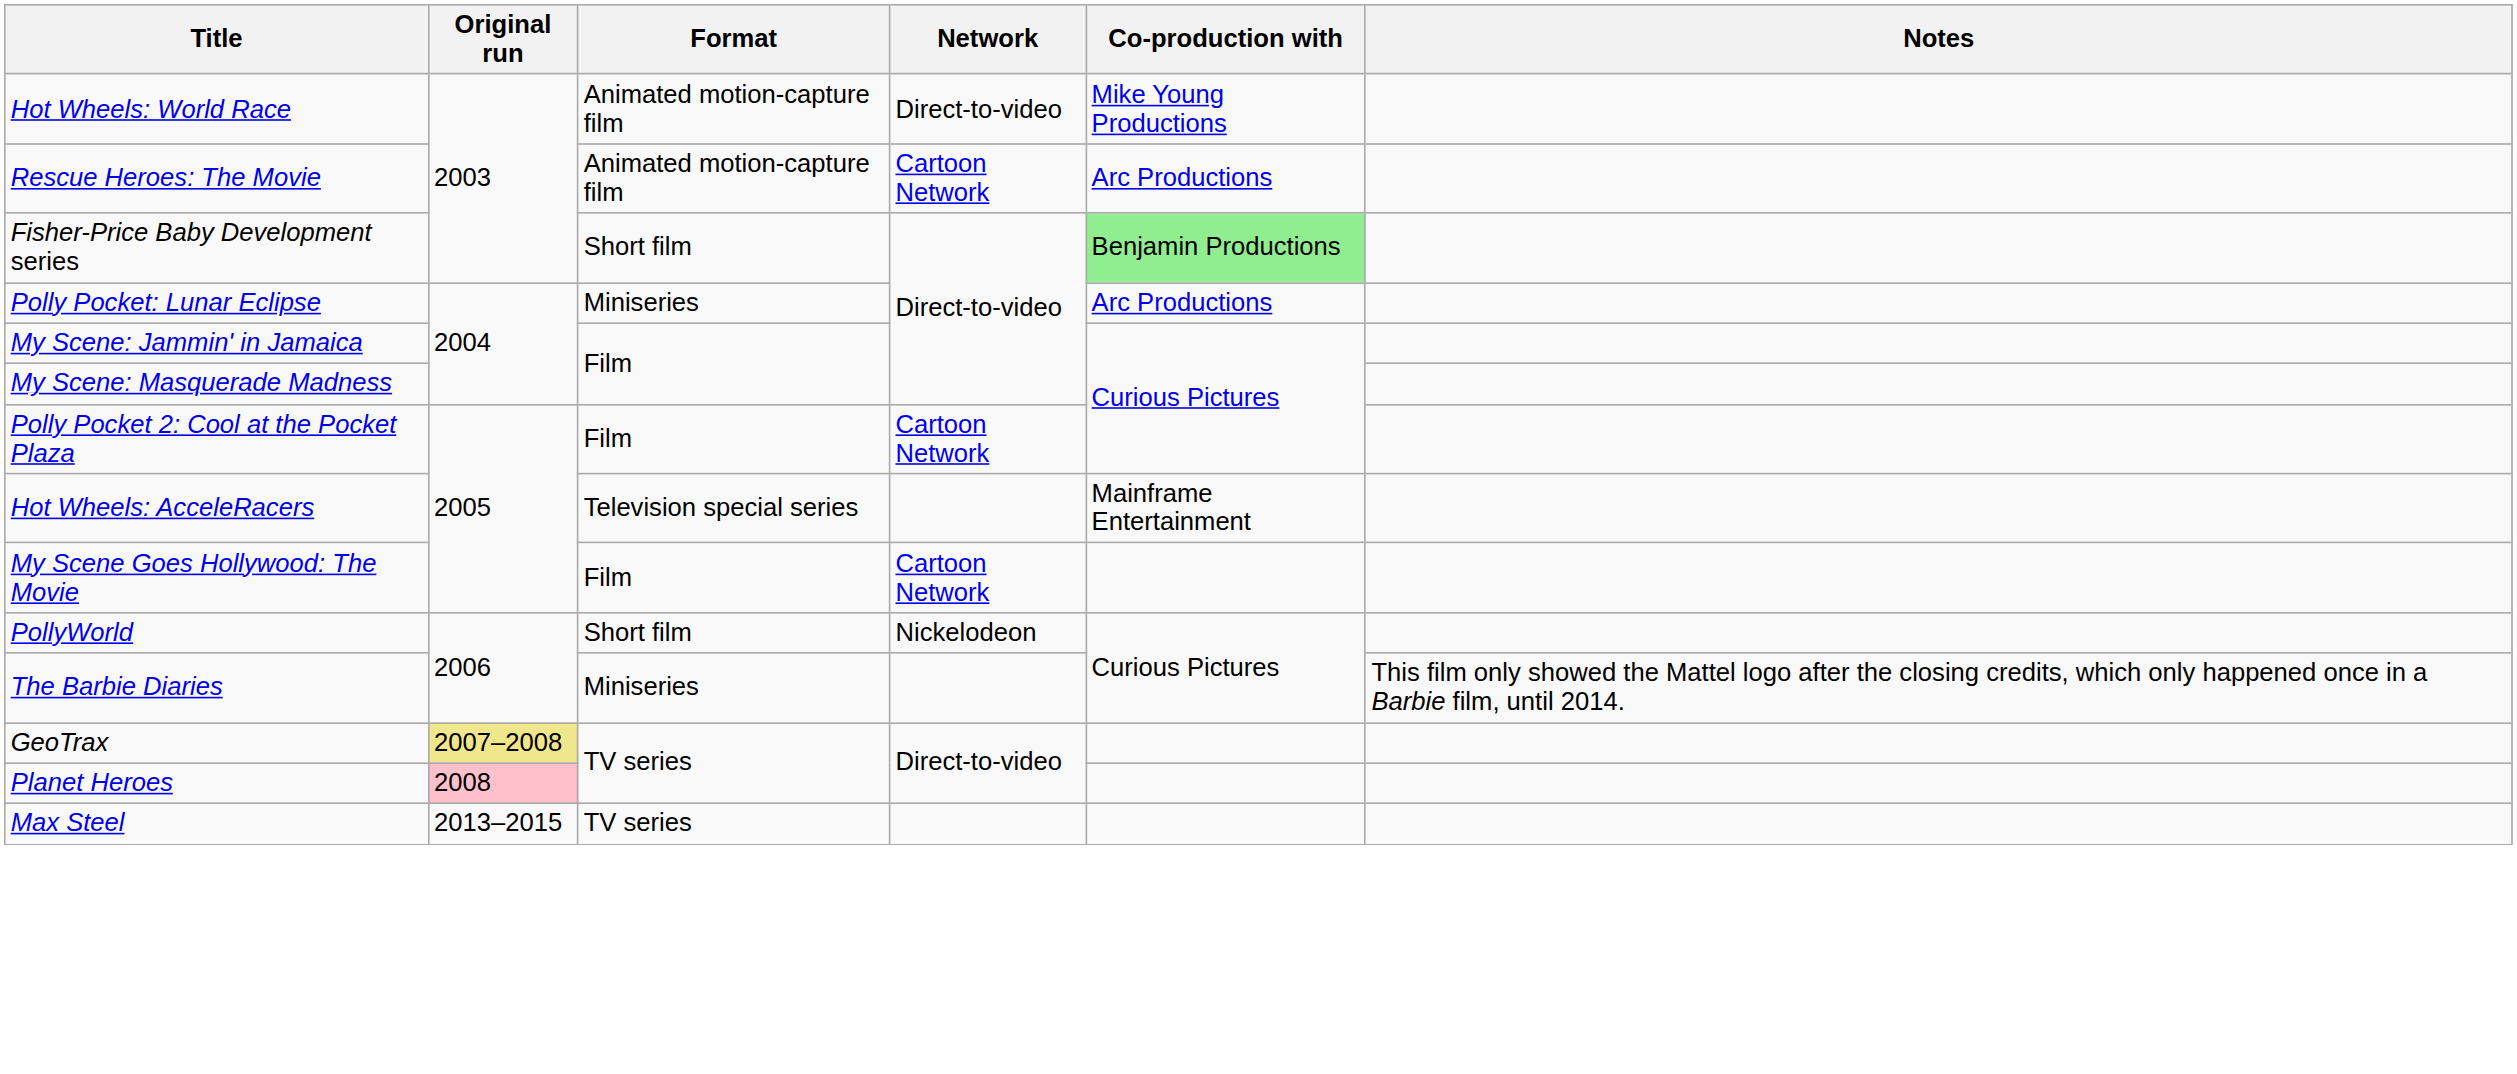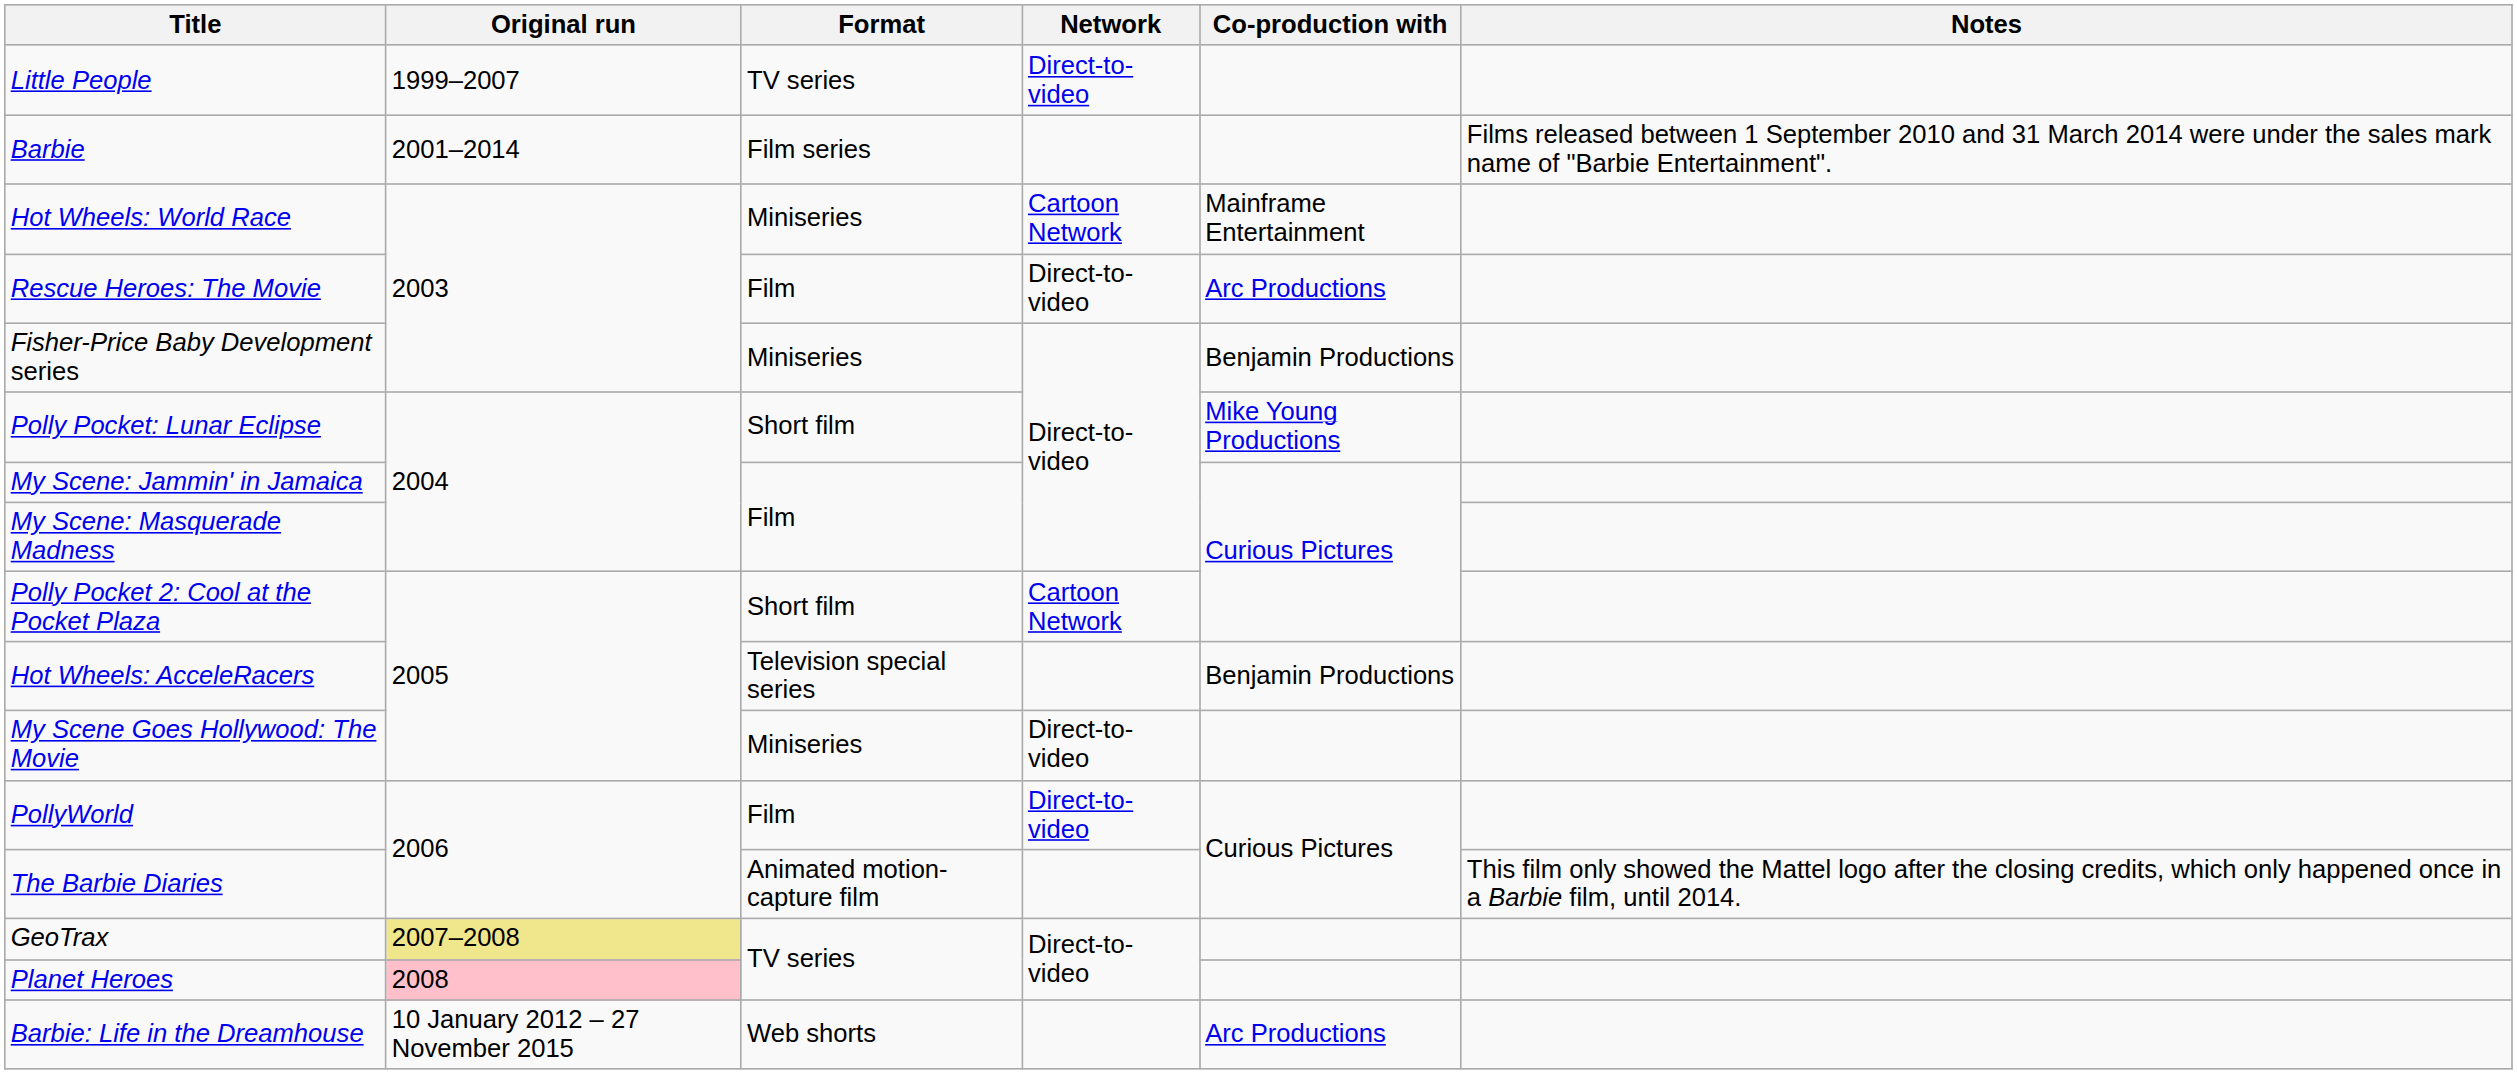+ row: (81, 79)
+ row: (48, 149)
(727, 108) Animated motion-capture film -> (805, 218) Miniseries
(979, 108) Direct-to-video -> (1075, 218) Cartoon Network
(1159, 108) Mike Young Productions -> (1285, 218) Mainframe Entertainment
(727, 178) Animated motion-capture film -> (771, 288) Film
(942, 178) Cartoon Network -> (1081, 288) Direct-to-video
(638, 247) Short film -> (805, 357) Miniseries
(1216, 247) lightgreen background -> (1330, 357) no background
(641, 302) Miniseries -> (801, 426) Short film
(1182, 302) Arc Productions -> (1273, 426) Mike Young Productions
(608, 438) Film -> (801, 606) Short film
(1171, 508) Mainframe Entertainment -> (1330, 675) Benjamin Productions
(608, 577) Film -> (805, 745) Miniseries
(942, 577) Cartoon Network -> (1081, 744) Direct-to-video
(638, 632) Short film -> (771, 814) Film
(966, 632) Nickelodeon -> (1081, 814) Direct-to-video
(641, 687) Miniseries -> (847, 883) Animated motion-capture film
+ row: (187, 1034)
- row: (68, 823)
